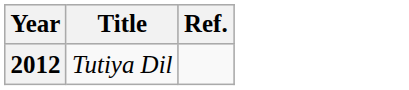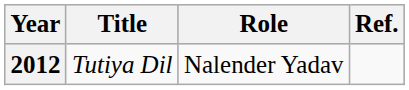+ column: (264, 24)
